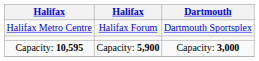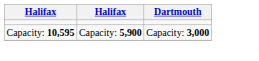- row: (49, 28)
